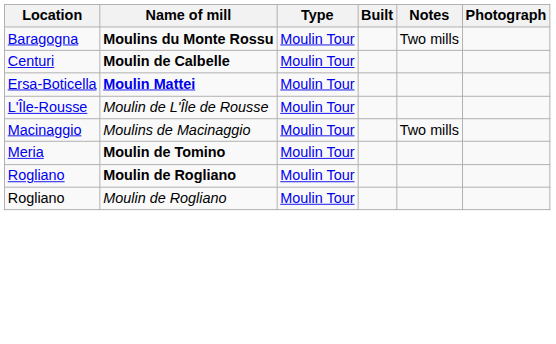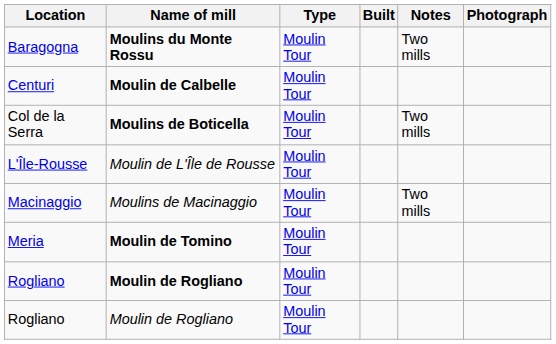- row: (52, 84)
+ row: (36, 124)
